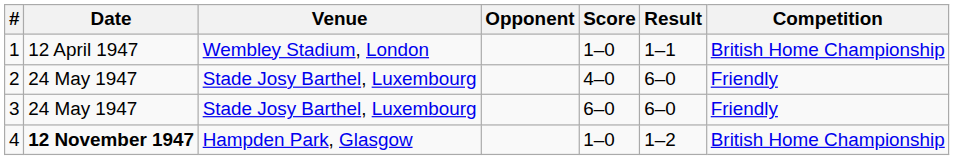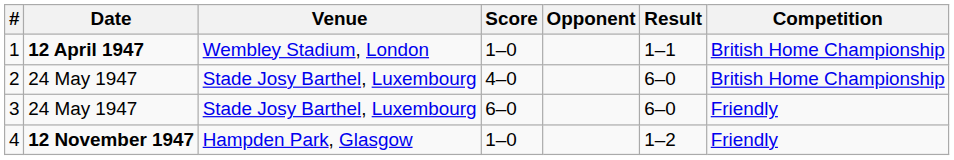columns swapped: (530, 19) <-> (609, 19)
(83, 49) normal -> (86, 49) bold
(744, 79) Friendly -> (828, 79) British Home Championship
(828, 139) British Home Championship -> (744, 139) Friendly
